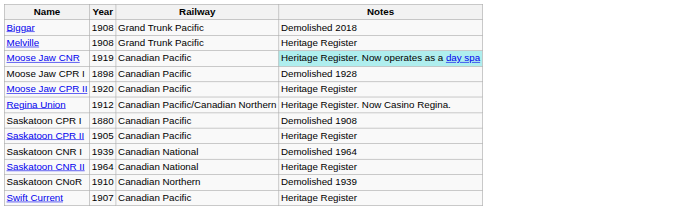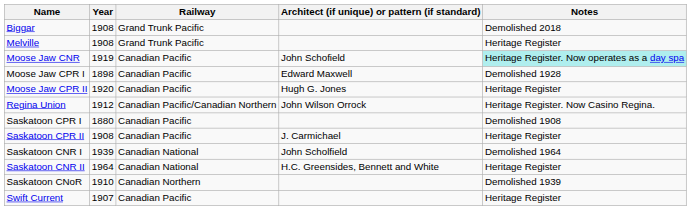+ column: (381, 12)
(103, 136) 1905 -> (103, 136) 1908
